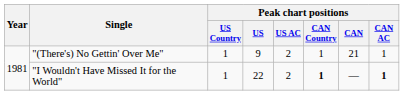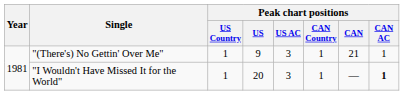(288, 54) 2 -> (288, 54) 3
(258, 76) 22 -> (258, 76) 20
(288, 76) 2 -> (288, 76) 3
(321, 76) bold -> (321, 76) normal
